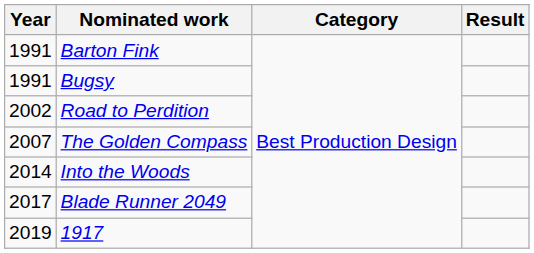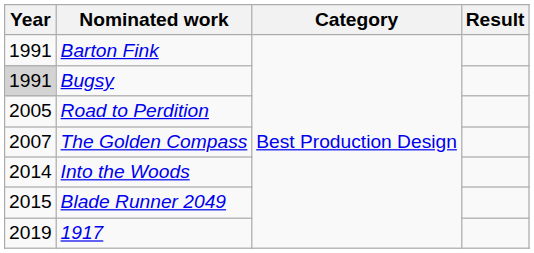(30, 80) no background -> (30, 80) lightgrey background
(30, 111) 2002 -> (30, 111) 2005
(30, 202) 2017 -> (30, 202) 2015
